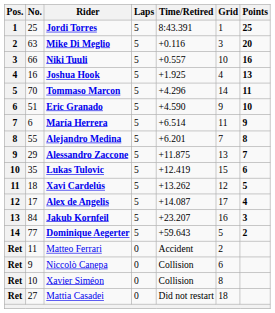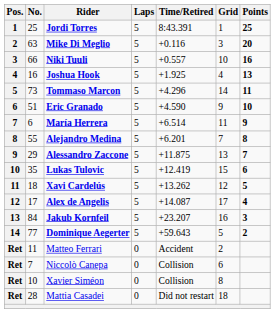(33, 91) 70 -> (33, 91) 73
(30, 265) 9 -> (30, 265) 7
(33, 296) 27 -> (33, 296) 28
